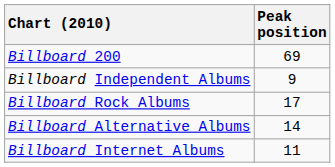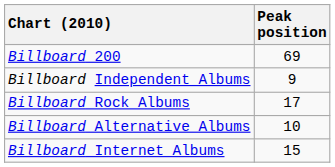(292, 127) 14 -> (292, 127) 10
(292, 151) 11 -> (292, 151) 15
